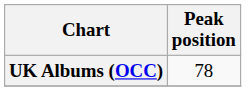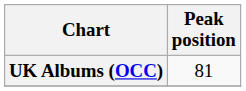(204, 70) 78 -> (204, 70) 81
